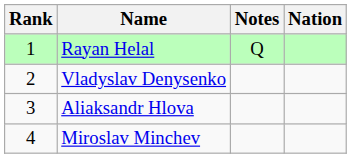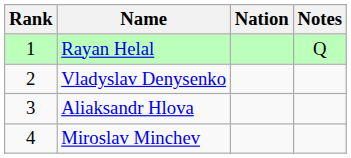columns swapped: (315, 19) <-> (257, 19)
